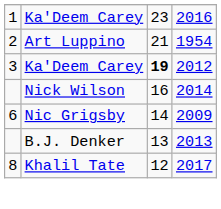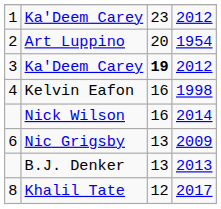(194, 17) 2016 -> (194, 17) 2012
(160, 42) 21 -> (160, 42) 20
+ row: (13, 91)
(160, 116) 14 -> (160, 141) 13
